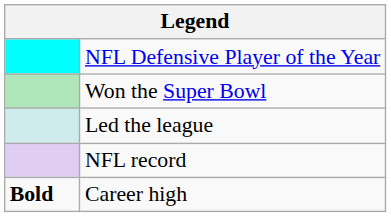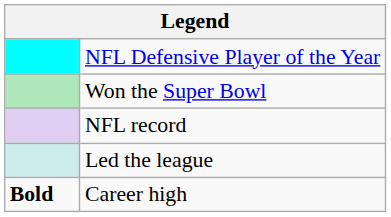rows swapped: (136, 159) <-> (149, 125)
